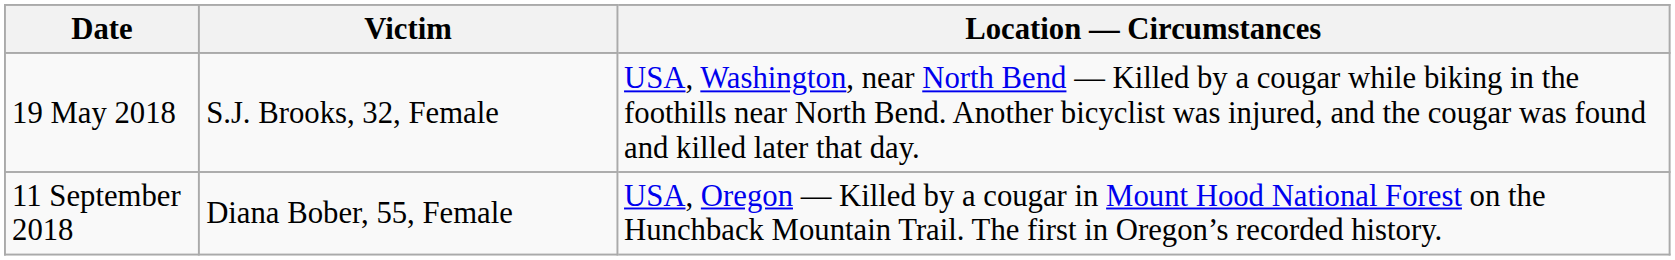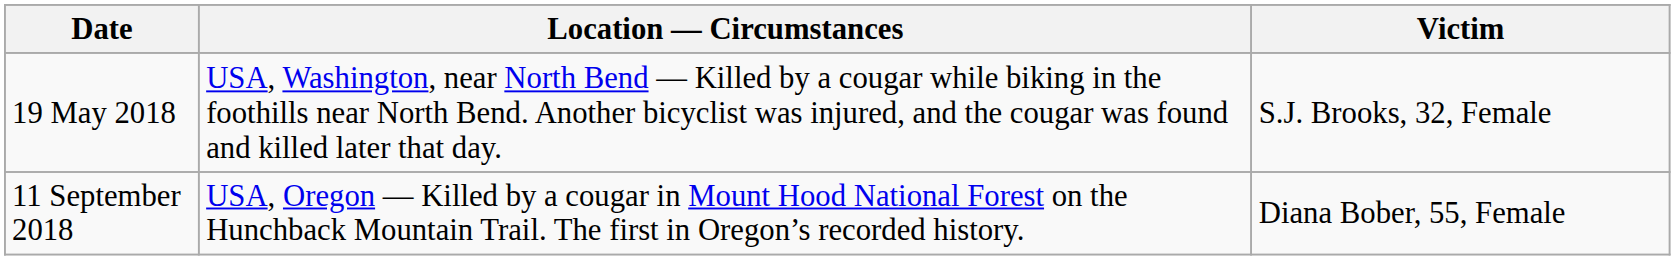columns swapped: (408, 28) <-> (1143, 28)
